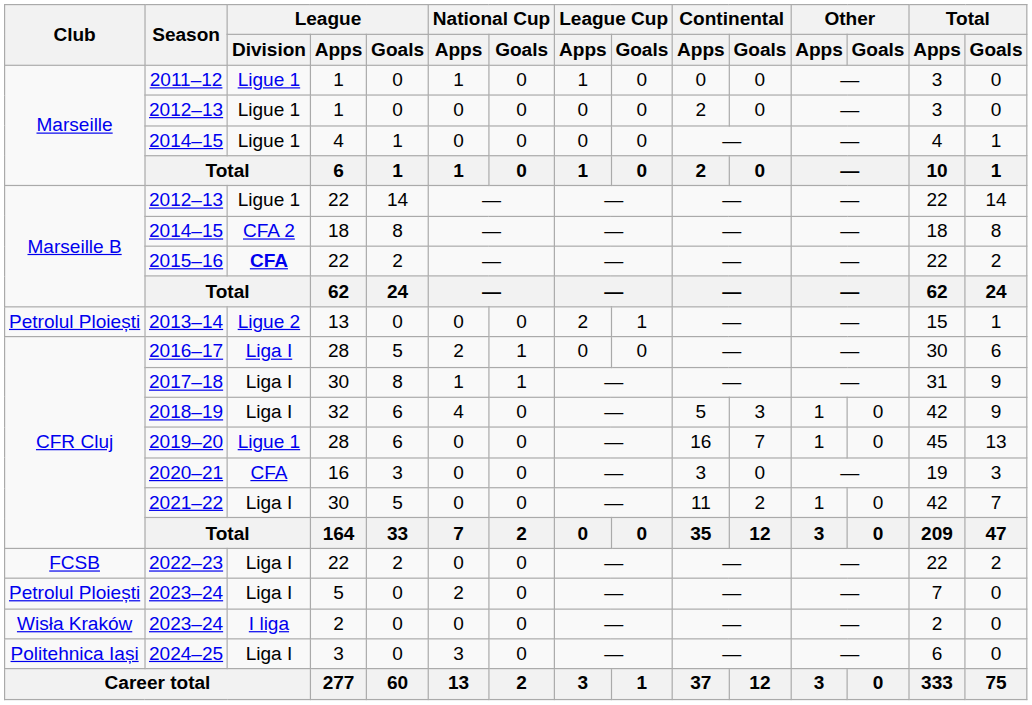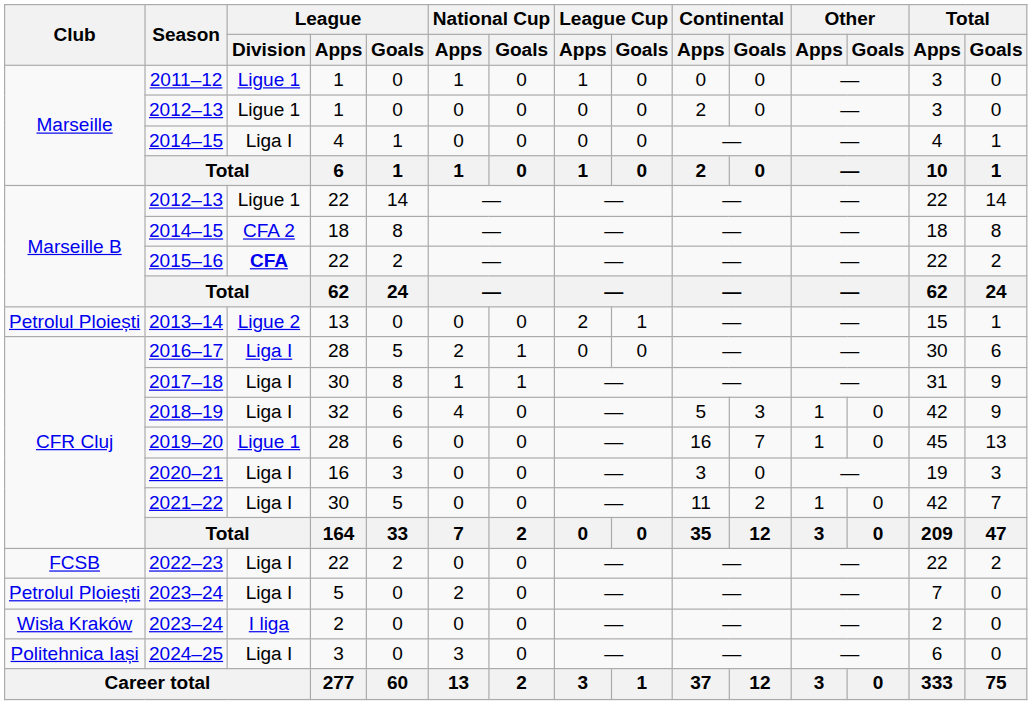(269, 140) Ligue 1 -> (269, 140) Liga I
(269, 472) CFA -> (269, 472) Liga I
